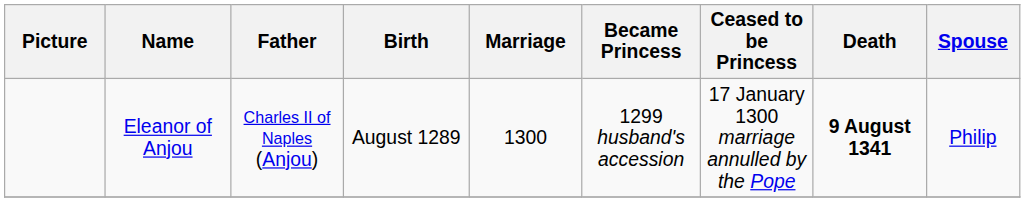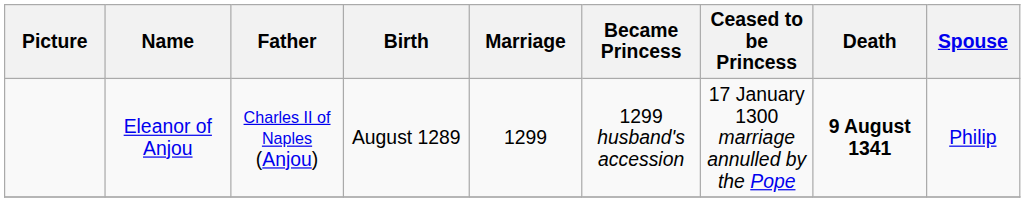(526, 137) 1300 -> (526, 137) 1299
